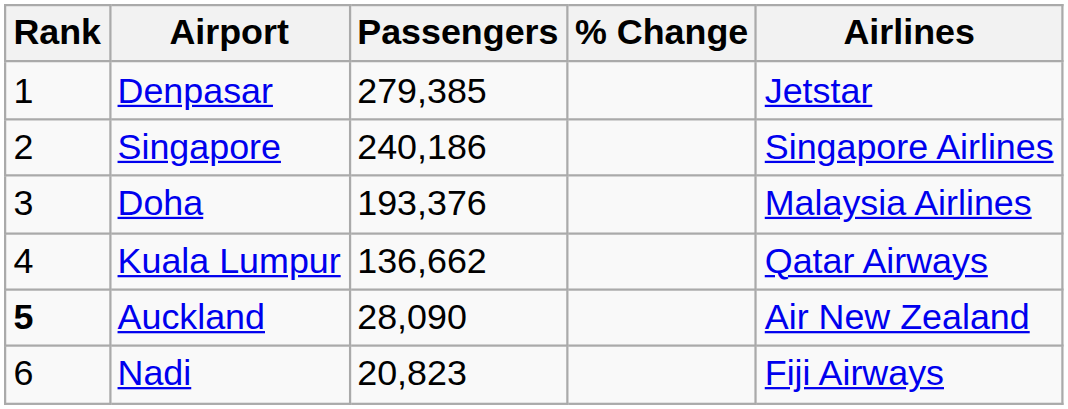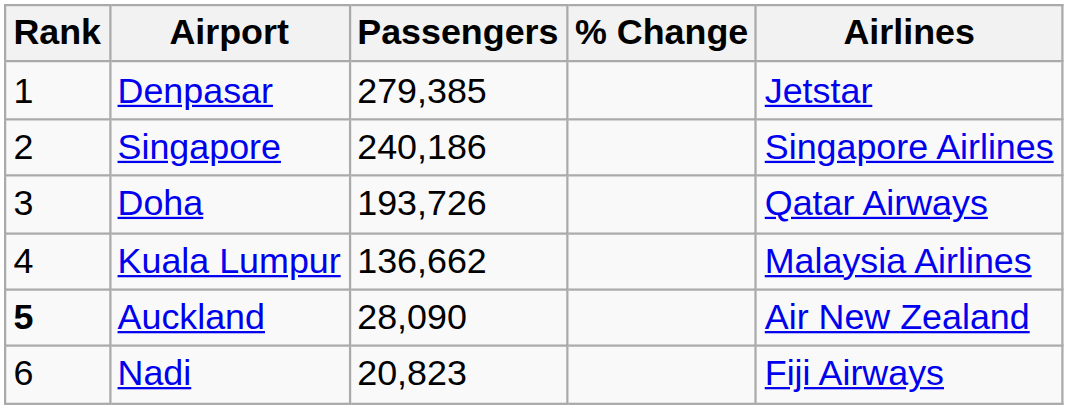(422, 203) 193,376 -> (422, 203) 193,726
(898, 203) Malaysia Airlines -> (876, 203) Qatar Airways
(876, 260) Qatar Airways -> (898, 260) Malaysia Airlines
